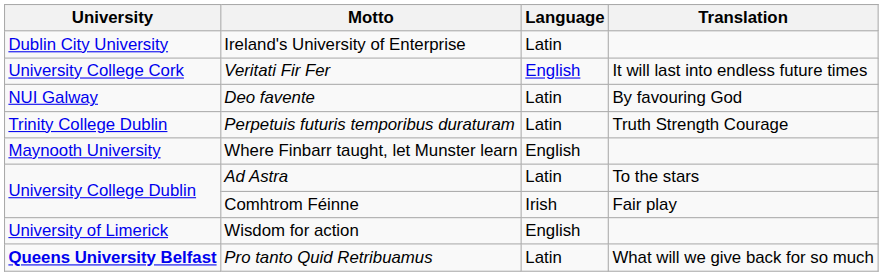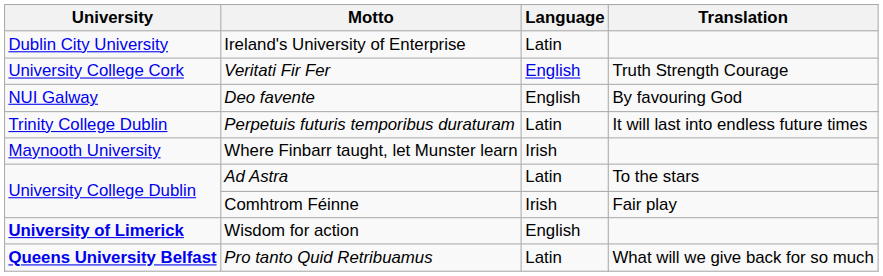(740, 71) It will last into endless future times -> (700, 71) Truth Strength Courage
(544, 97) Latin -> (553, 97) English
(700, 124) Truth Strength Courage -> (740, 124) It will last into endless future times
(553, 151) English -> (541, 151) Irish
(88, 230) normal -> (96, 230) bold
